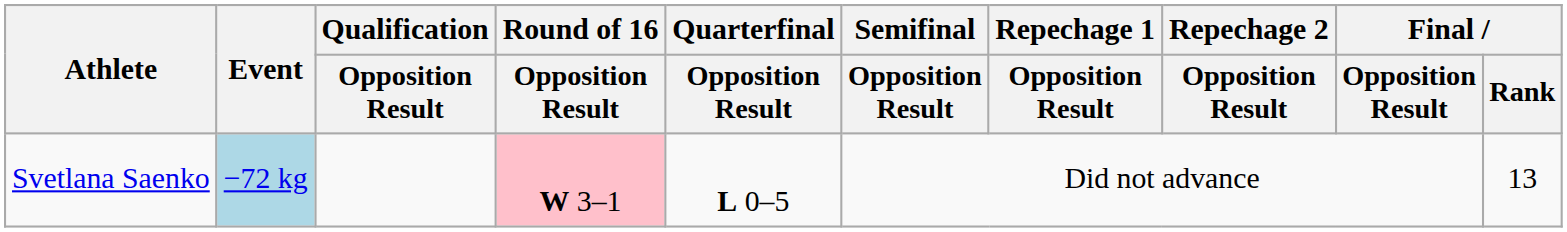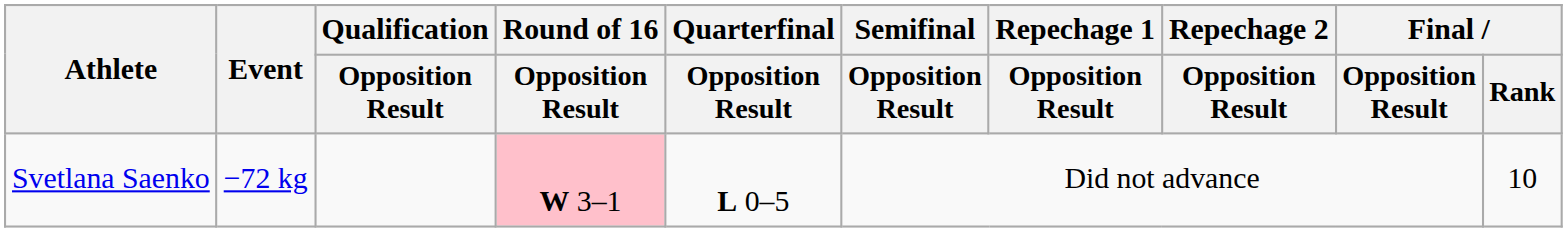(266, 179) lightblue background -> (266, 179) no background
(1522, 179) 13 -> (1522, 179) 10
